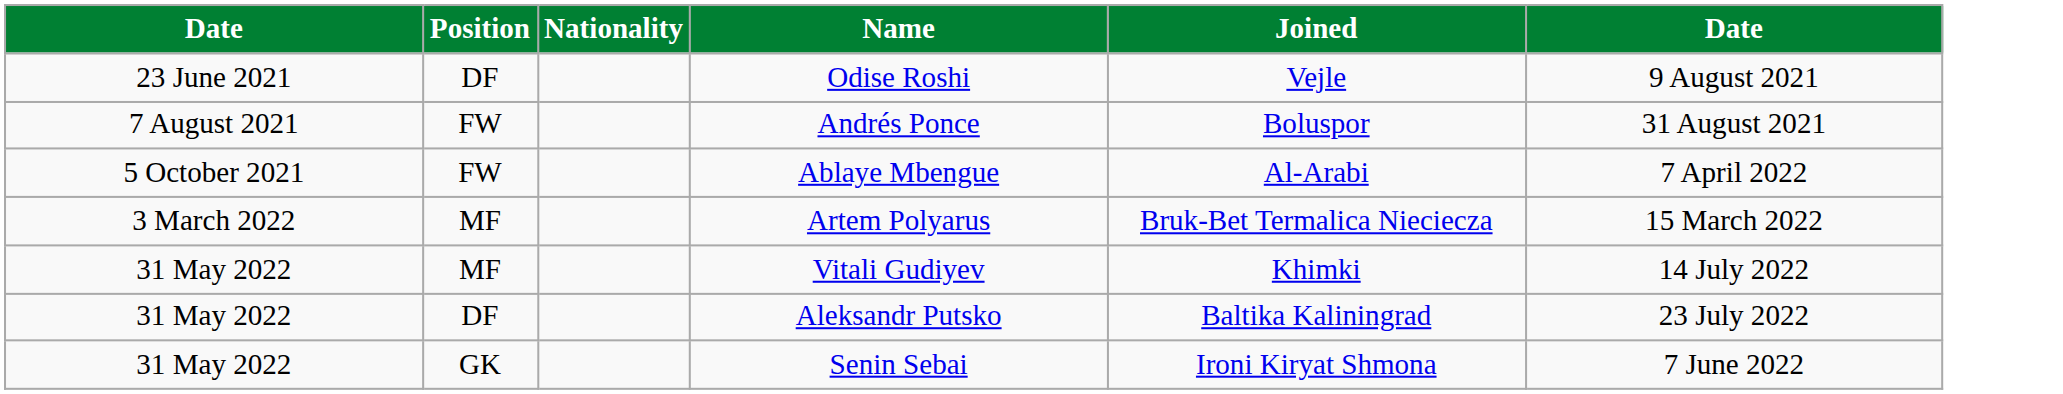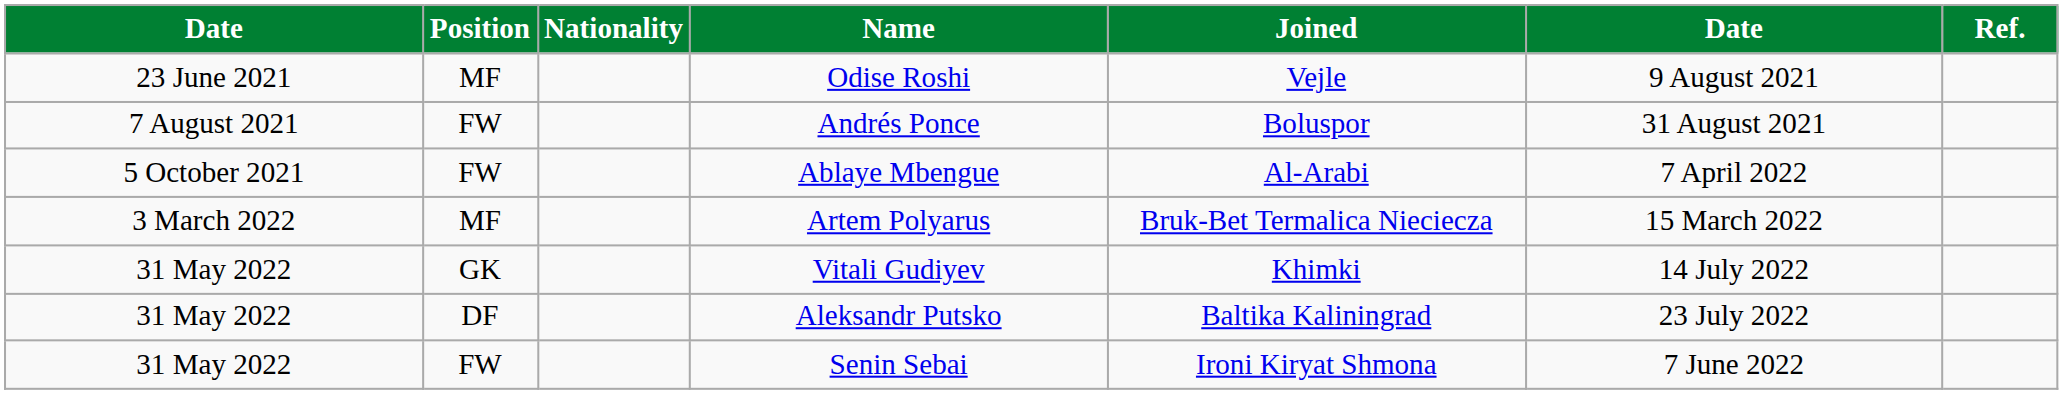+ column: (2000, 28)
(480, 76) DF -> (480, 76) MF
(480, 268) MF -> (480, 268) GK
(480, 364) GK -> (480, 364) FW
